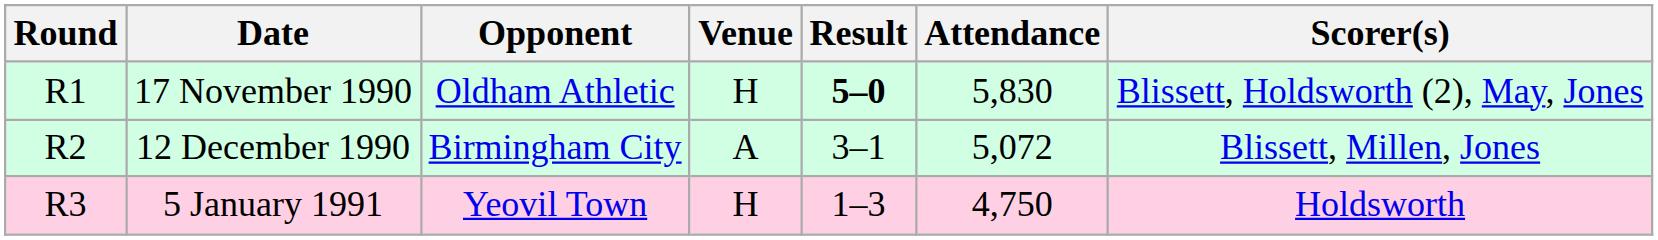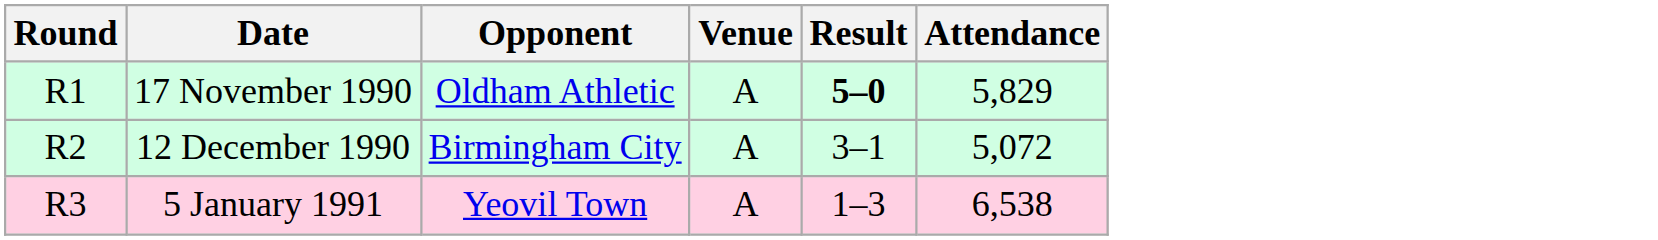- column: (1380, 33)
(746, 90) H -> (746, 90) A
(1012, 90) 5,830 -> (1012, 90) 5,829
(746, 204) H -> (746, 204) A
(1012, 204) 4,750 -> (1012, 204) 6,538
